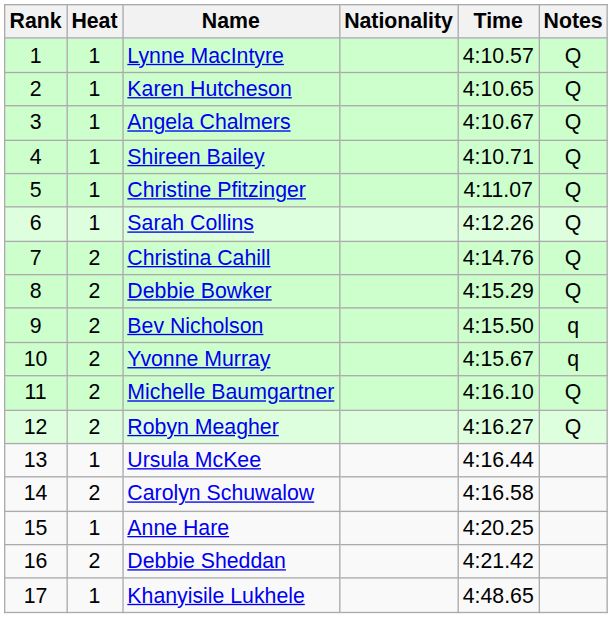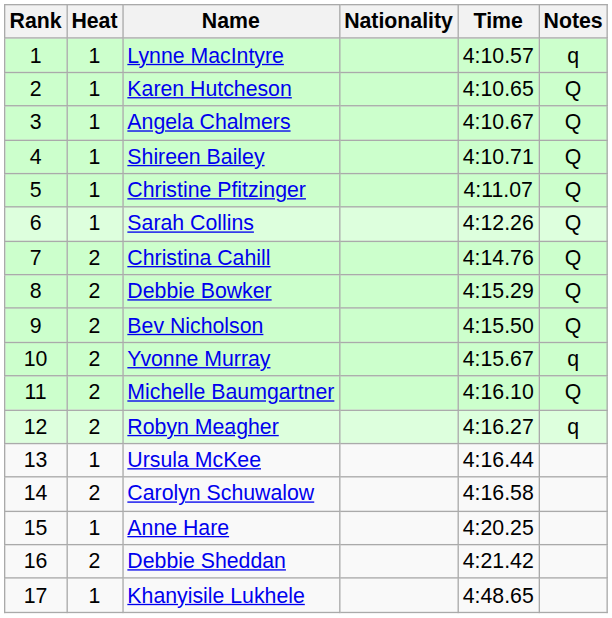(573, 55) Q -> (573, 55) q
(573, 325) q -> (573, 325) Q
(573, 426) Q -> (573, 426) q
